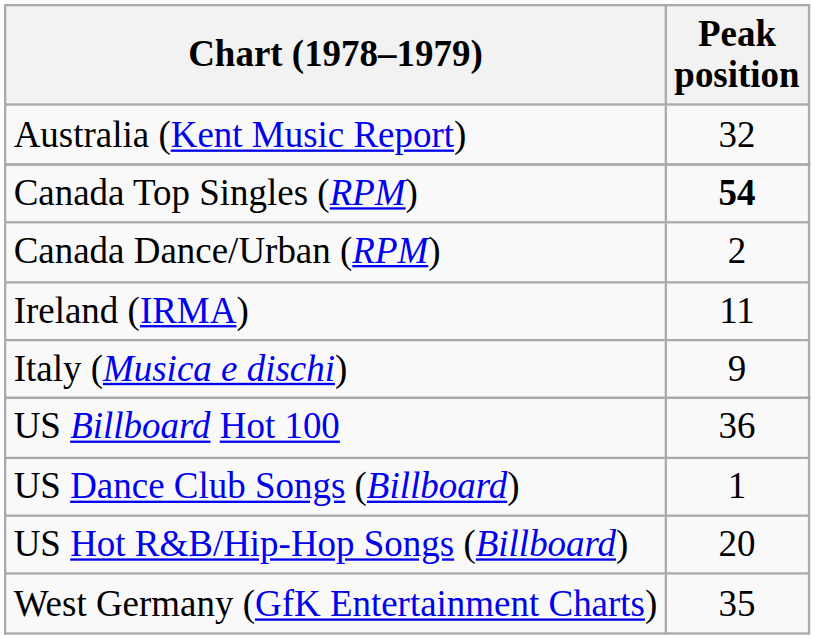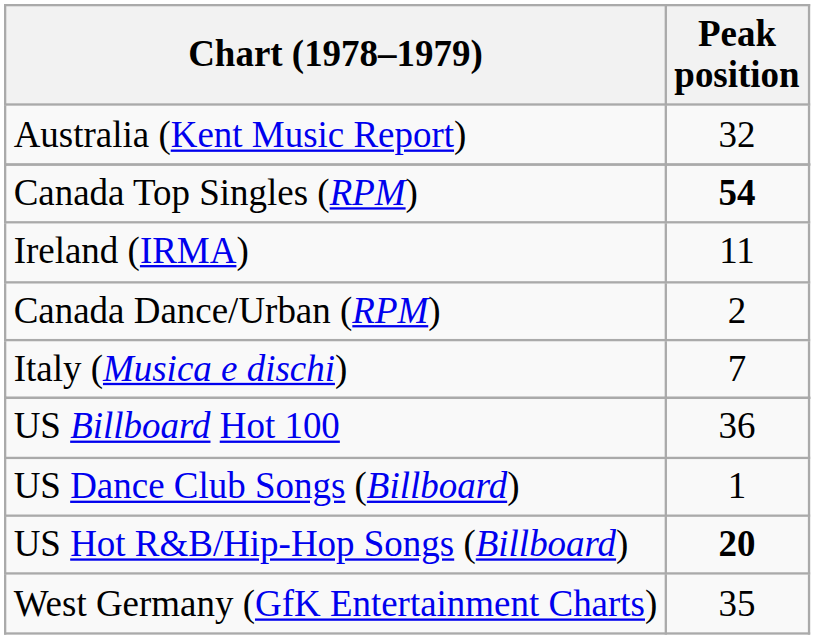rows swapped: (227, 251) <-> (131, 309)
(737, 368) 9 -> (737, 368) 7
(737, 544) normal -> (737, 544) bold
